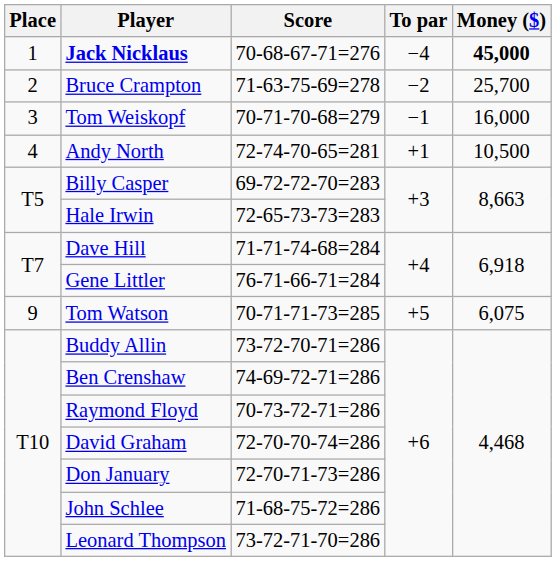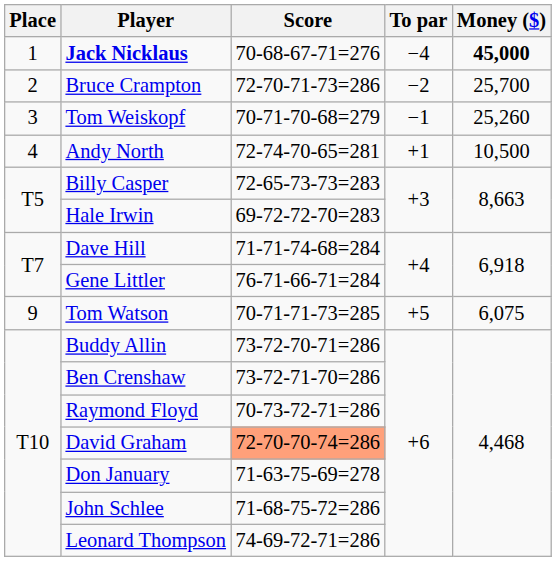(308, 85) 71-63-75-69=278 -> (308, 85) 72-70-71-73=286
(501, 118) 16,000 -> (501, 118) 25,260
(308, 183) 69-72-72-70=283 -> (308, 183) 72-65-73-73=283
(308, 215) 72-65-73-73=283 -> (308, 215) 69-72-72-70=283
(308, 378) 74-69-72-71=286 -> (308, 378) 73-72-71-70=286
(308, 442) no background -> (308, 442) lightsalmon background
(308, 475) 72-70-71-73=286 -> (308, 475) 71-63-75-69=278
(308, 540) 73-72-71-70=286 -> (308, 540) 74-69-72-71=286
